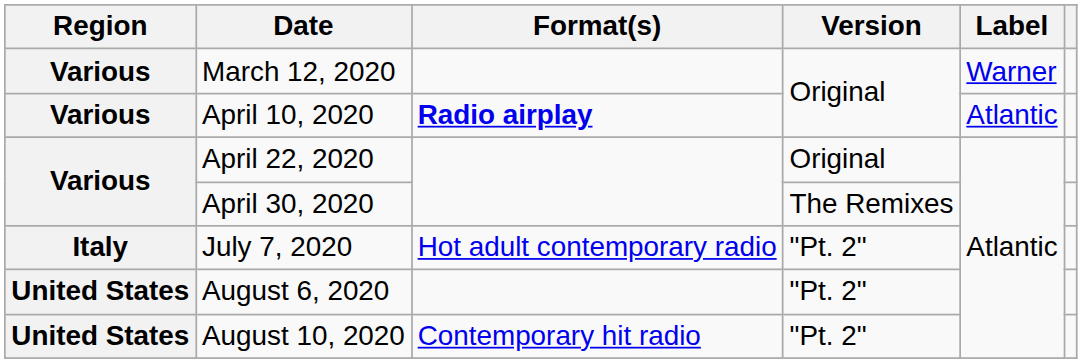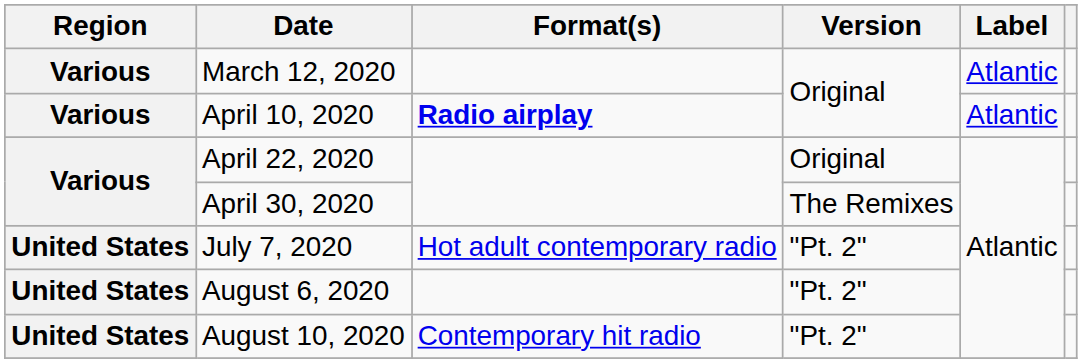(1011, 70) Warner -> (1012, 70) Atlantic
(100, 247) Italy -> (100, 247) United States
